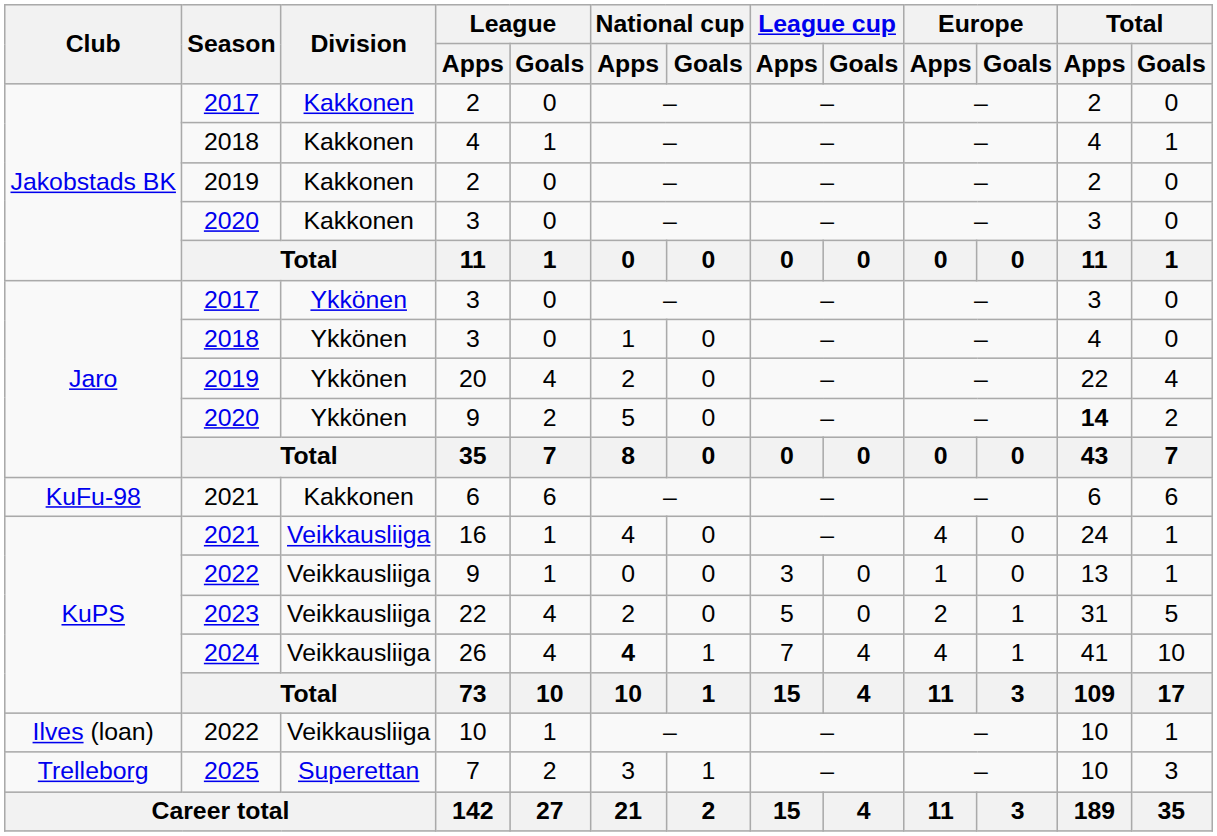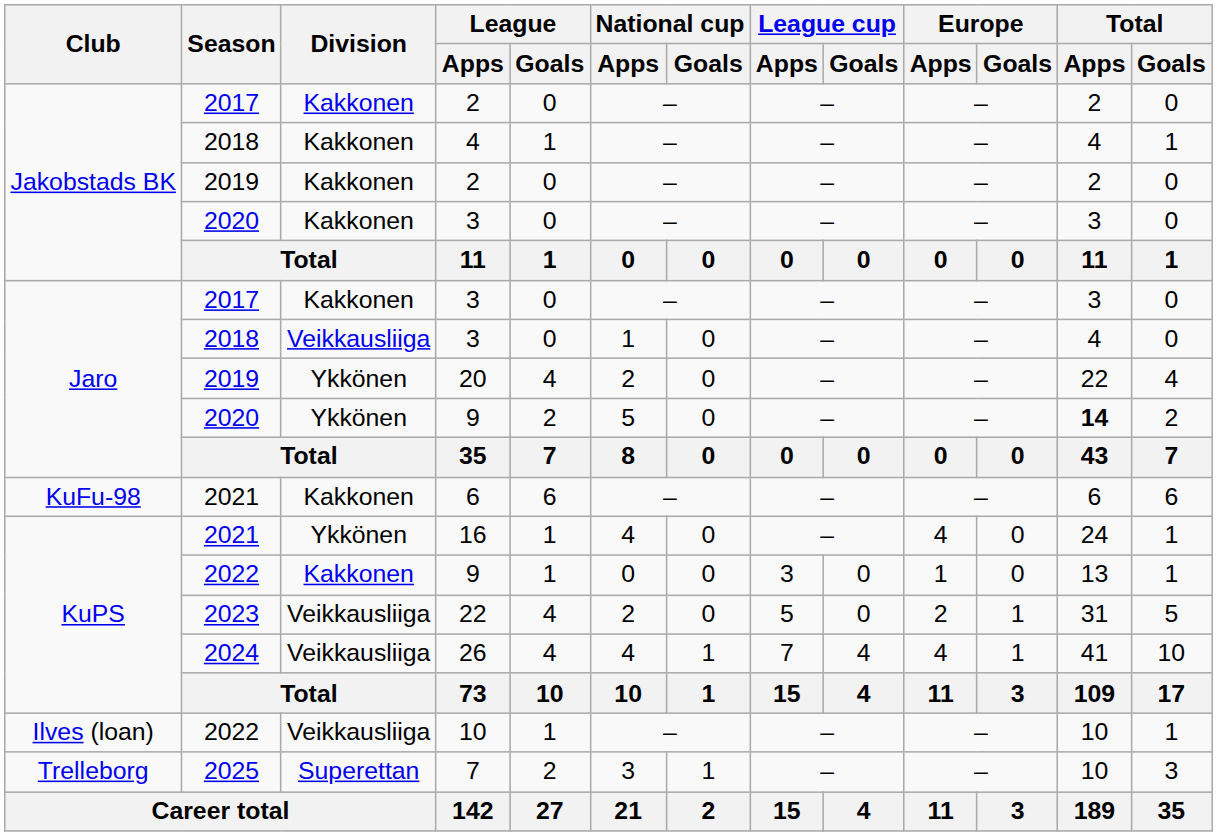(359, 299) Ykkönen -> (359, 299) Kakkonen
(359, 338) Ykkönen -> (359, 338) Veikkausliiga
(359, 535) Veikkausliiga -> (359, 535) Ykkönen
(359, 574) Veikkausliiga -> (359, 574) Kakkonen
(628, 653) bold -> (628, 653) normal
